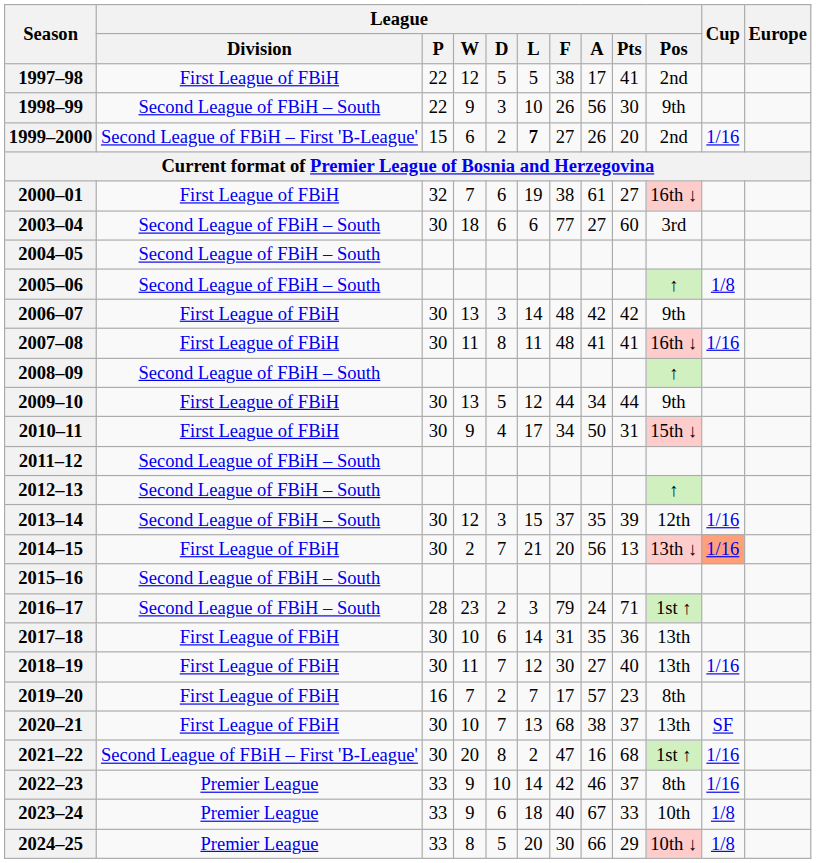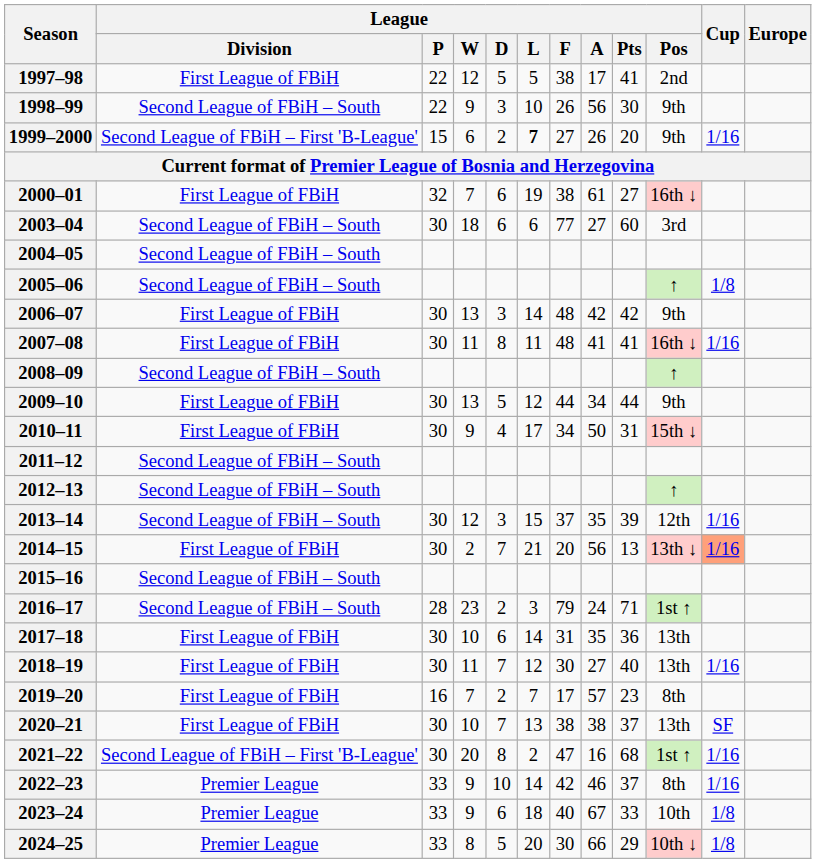(674, 136) 2nd -> (674, 136) 9th
(565, 725) 68 -> (565, 725) 38
